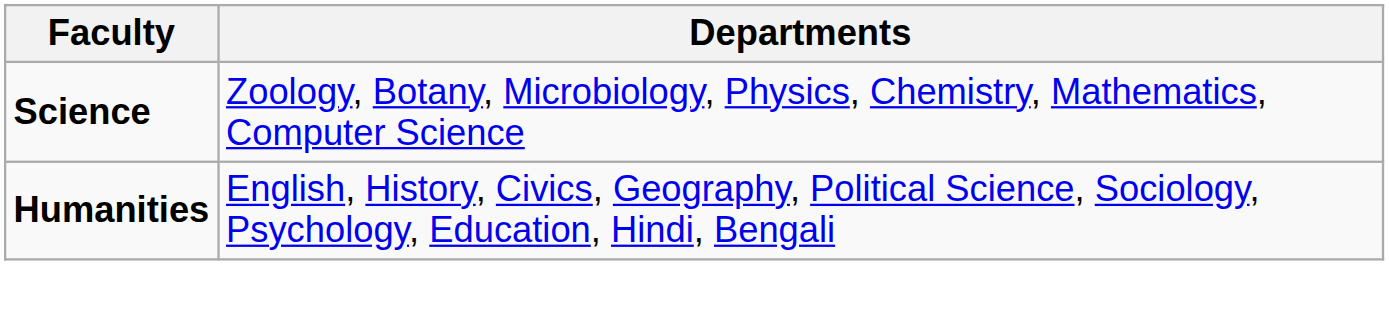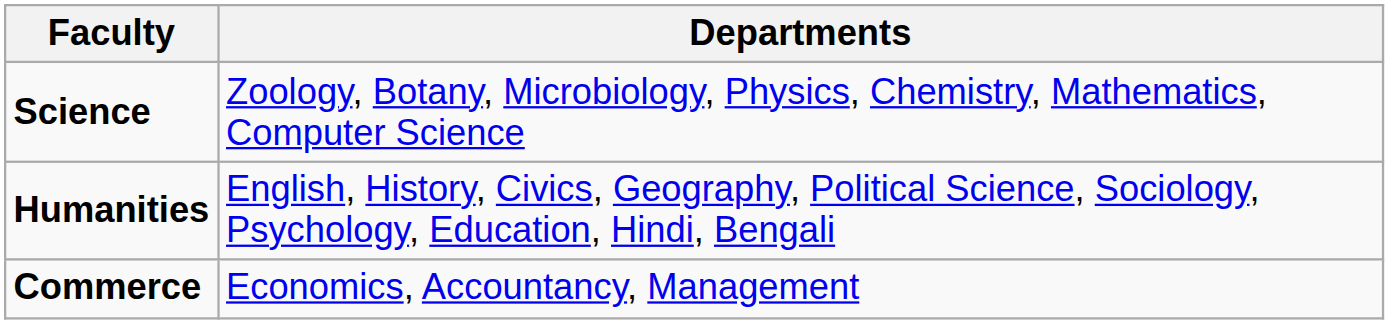+ row: (107, 287)
